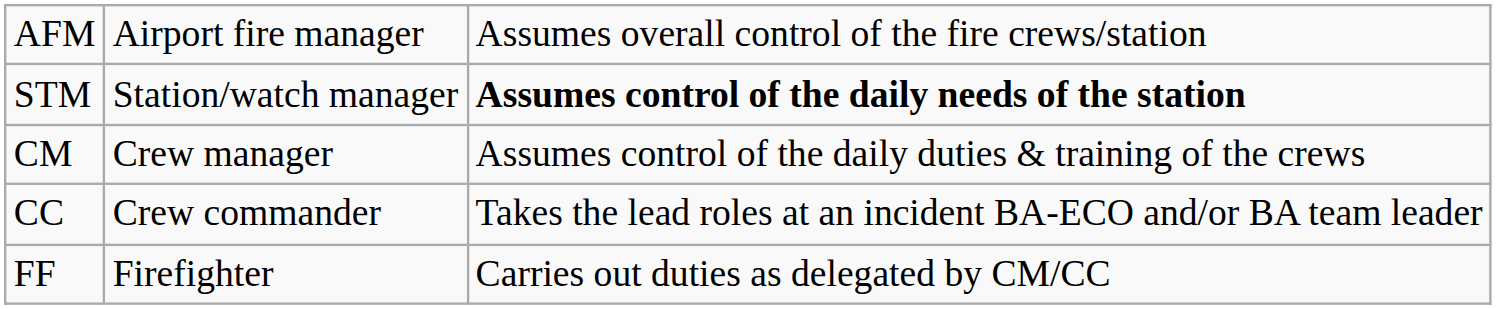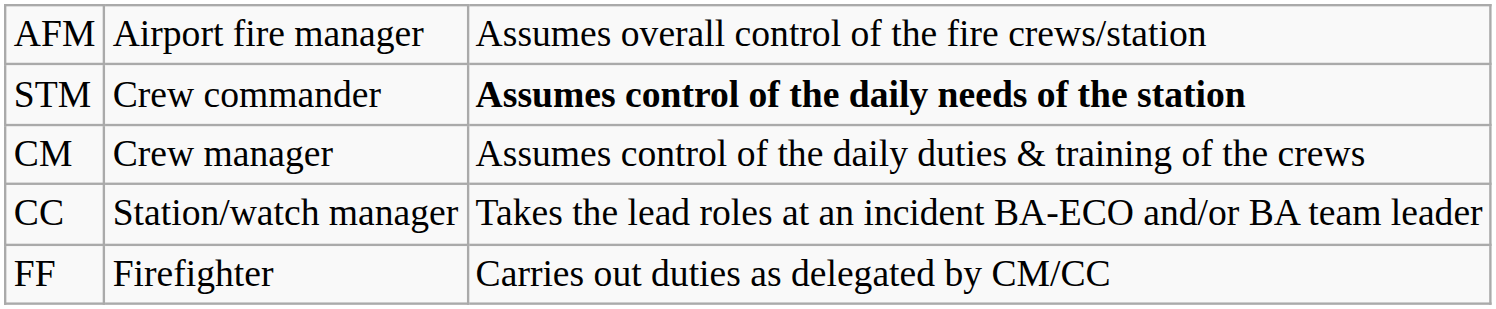(285, 93) Station/watch manager -> (247, 93) Crew commander
(247, 213) Crew commander -> (285, 213) Station/watch manager
